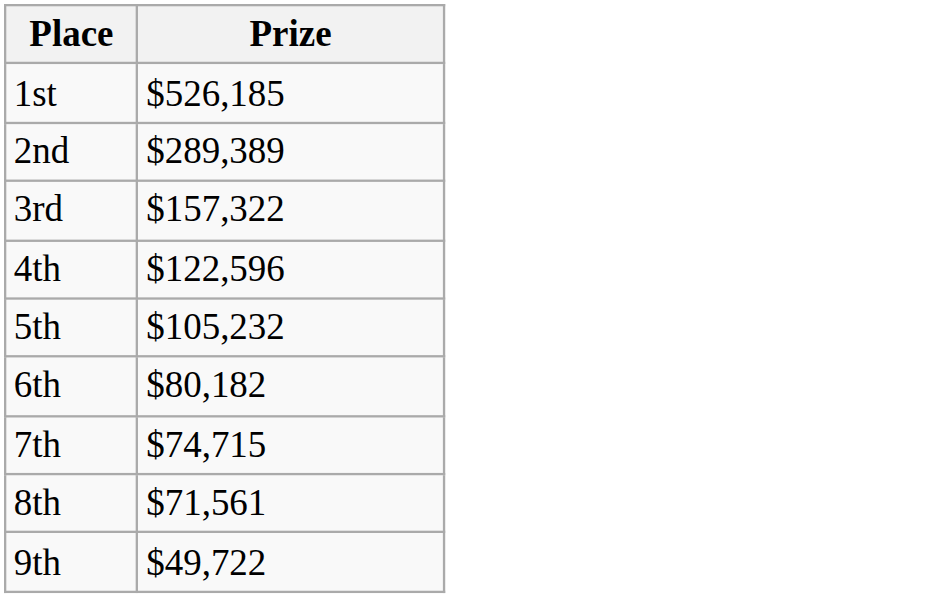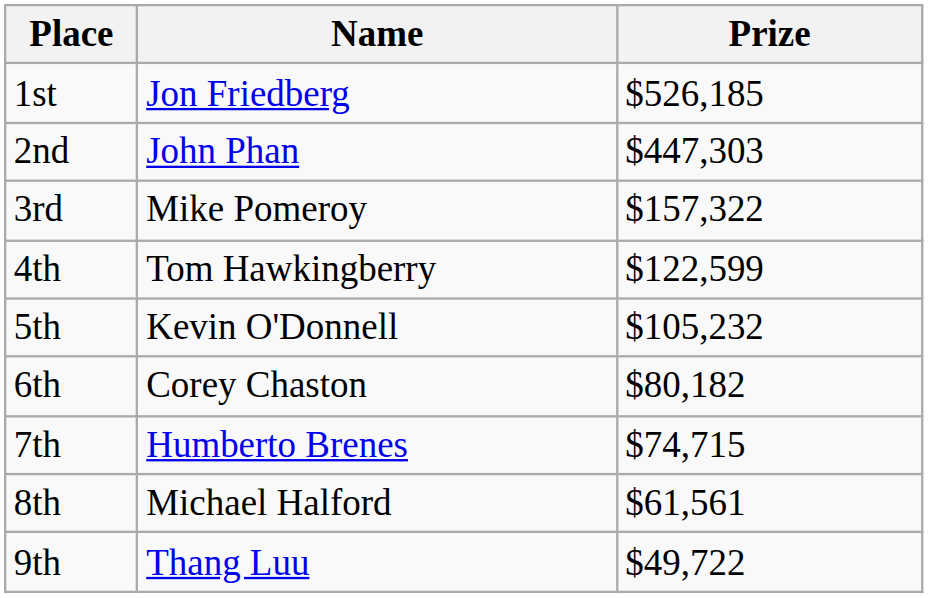+ column: (377, 33)
(216, 151) $289,389 -> (695, 151) $447,303
(216, 268) $122,596 -> (695, 268) $122,599
(206, 502) $71,561 -> (685, 502) $61,561
